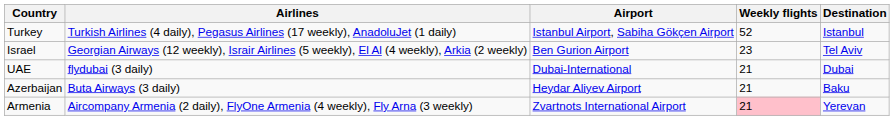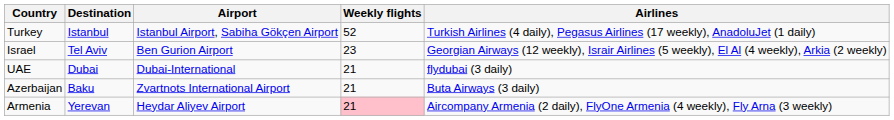columns swapped: (855, 13) <-> (297, 13)
(587, 87) Heydar Aliyev Airport -> (213, 87) Zvartnots International Airport
(609, 106) Zvartnots International Airport -> (191, 106) Heydar Aliyev Airport
